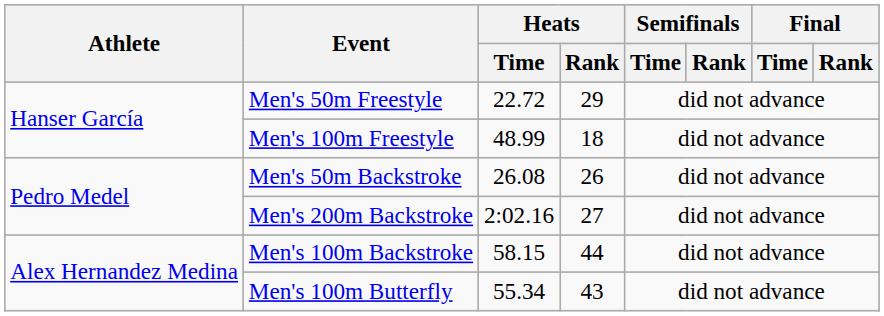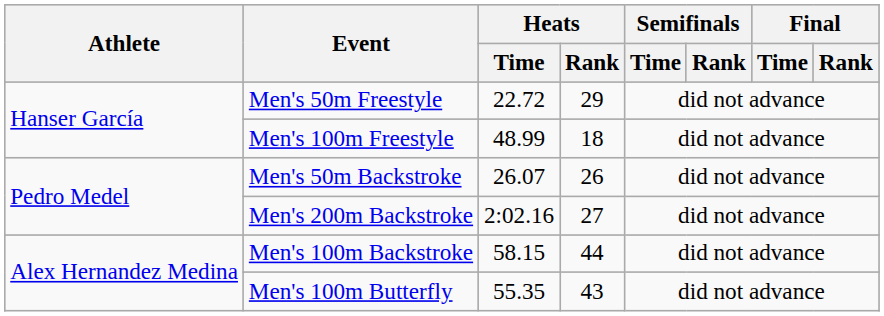(519, 176) 26.08 -> (519, 176) 26.07
(519, 291) 55.34 -> (519, 291) 55.35
